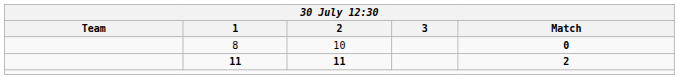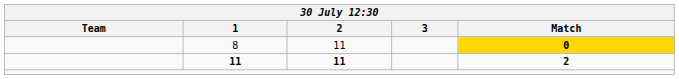(339, 45) 10 -> (339, 45) 11
(566, 45) no background -> (566, 45) gold background
